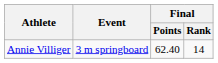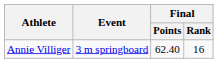(199, 49) 14 -> (199, 49) 16
